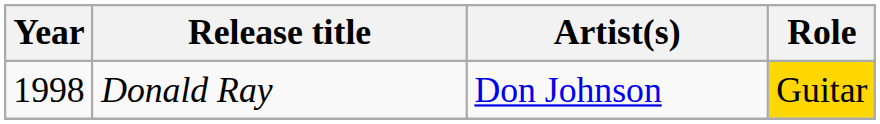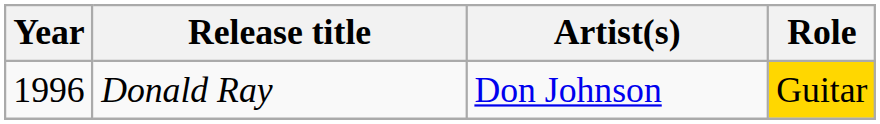(49, 89) 1998 -> (49, 89) 1996
